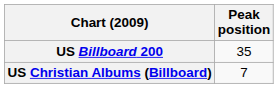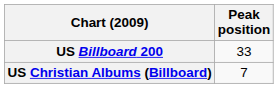(244, 51) 35 -> (244, 51) 33
